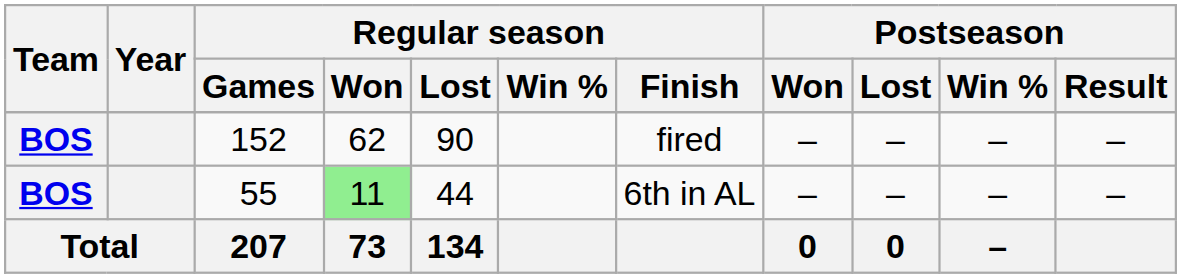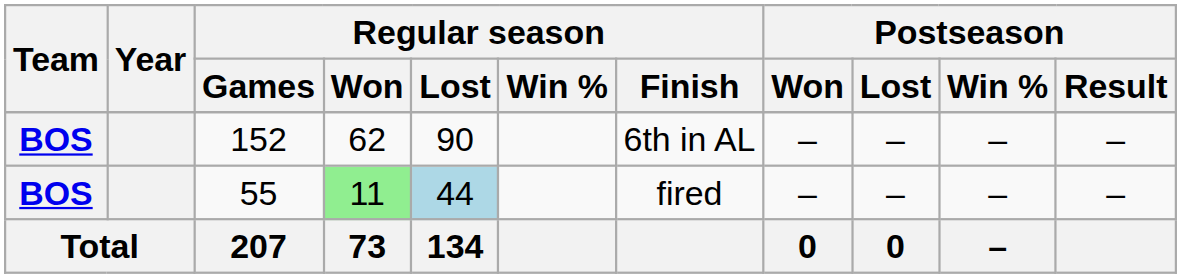(689, 139) fired -> (690, 139) 6th in AL
(455, 193) no background -> (455, 193) lightblue background
(690, 193) 6th in AL -> (689, 193) fired
